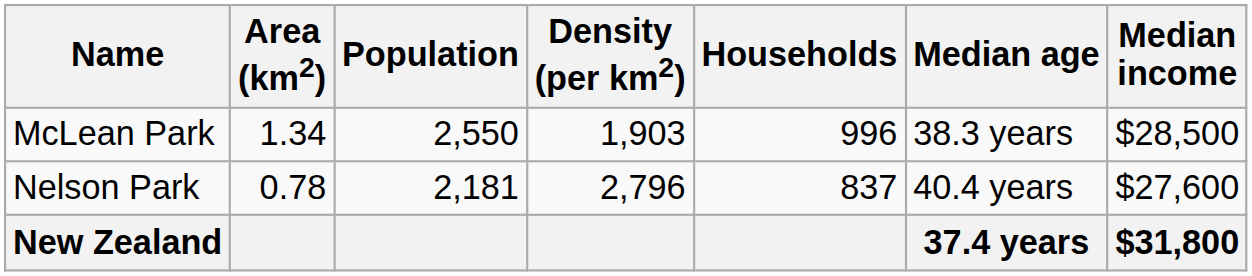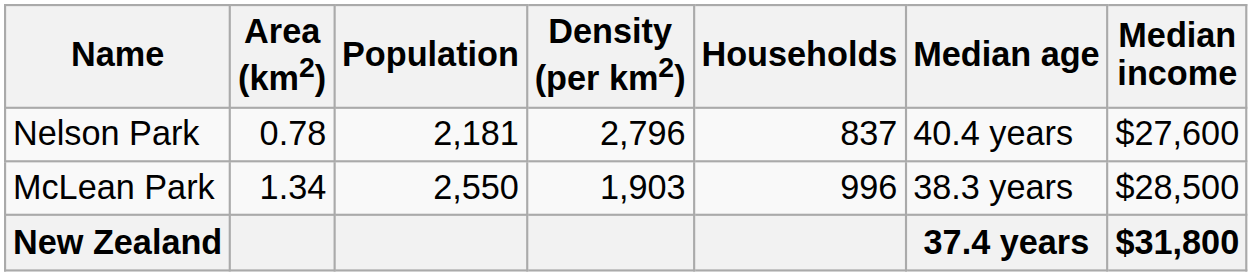rows swapped: (106, 188) <-> (114, 133)
